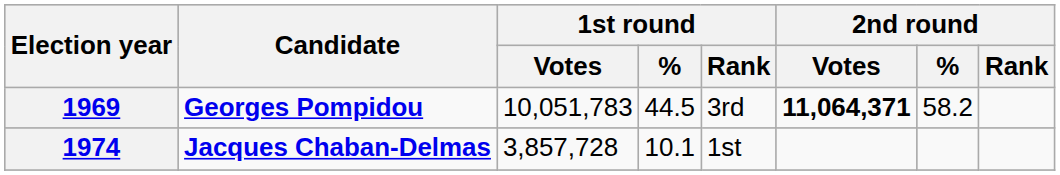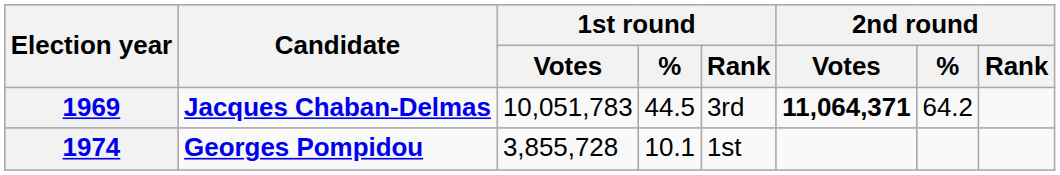(304, 107) Georges Pompidou -> (338, 107) Jacques Chaban-Delmas
(948, 107) 58.2 -> (948, 107) 64.2
(338, 148) Jacques Chaban-Delmas -> (304, 148) Georges Pompidou
(561, 148) 3,857,728 -> (561, 148) 3,855,728
